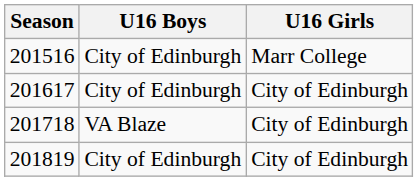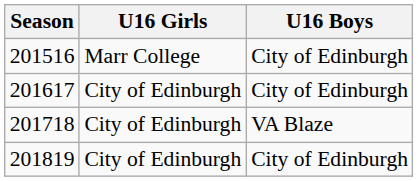columns swapped: (163, 21) <-> (330, 21)
